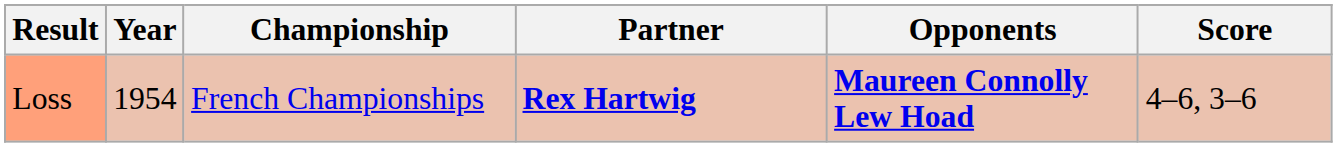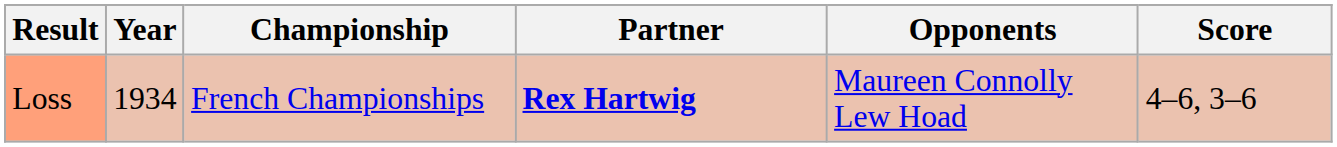(145, 97) 1954 -> (145, 97) 1934
(961, 97) bold -> (953, 97) normal
